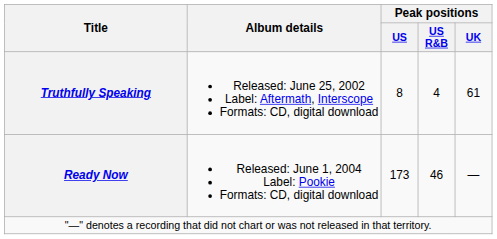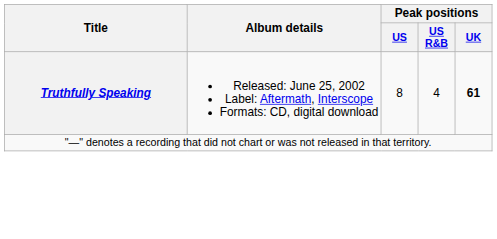(473, 93) normal -> (473, 93) bold
- row: (96, 175)
